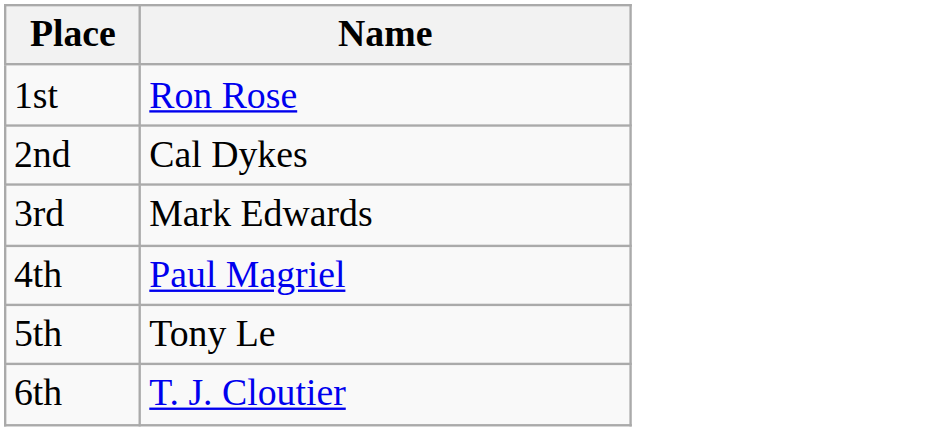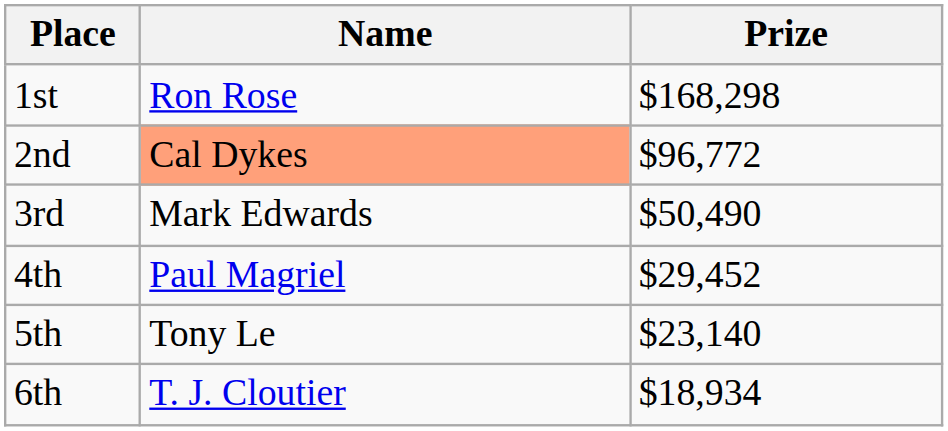+ column: (786, 34)
(228, 154) no background -> (228, 154) lightsalmon background
